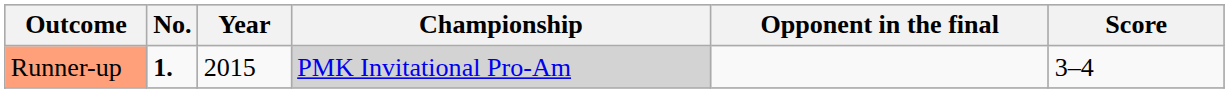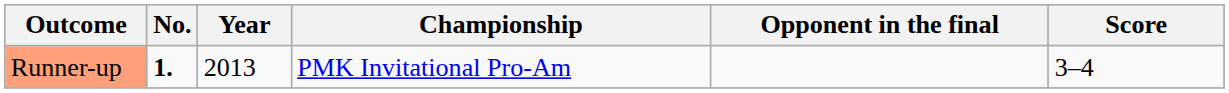(230, 66) 2015 -> (230, 66) 2013
(434, 66) lightgrey background -> (434, 66) no background
